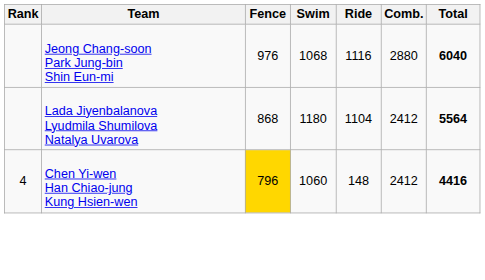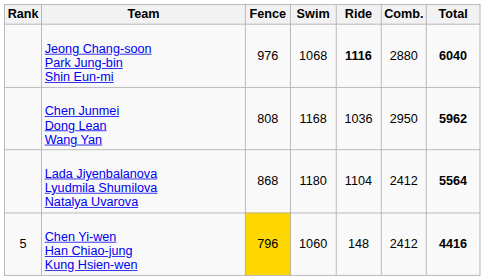(358, 55) normal -> (358, 55) bold
+ row: (82, 125)
(23, 181) 4 -> (23, 244) 5
